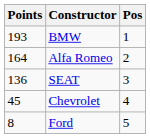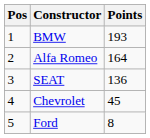columns swapped: (132, 15) <-> (25, 15)
